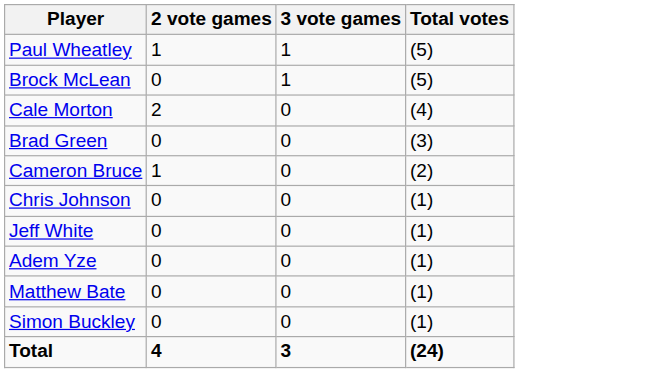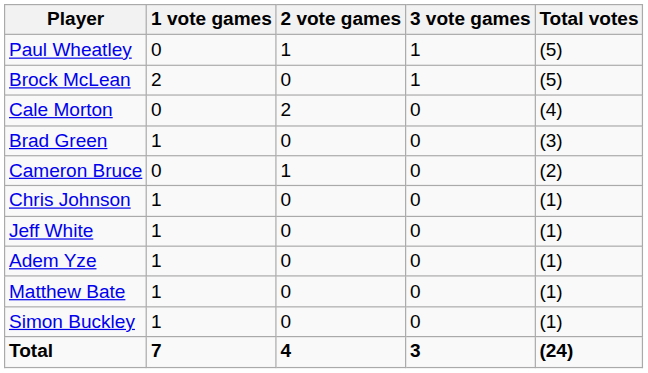+ column: (211, 19)
